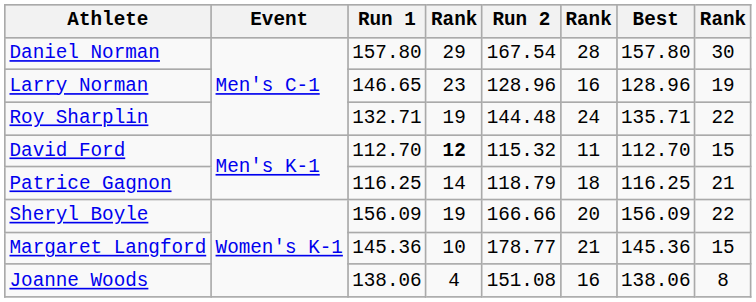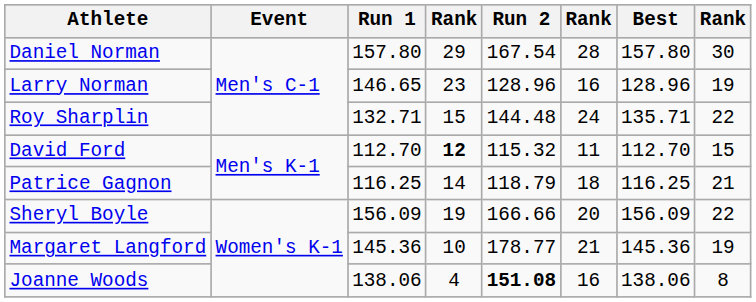(454, 118) 19 -> (454, 118) 15
(723, 248) 15 -> (723, 248) 19
(521, 280) normal -> (521, 280) bold
